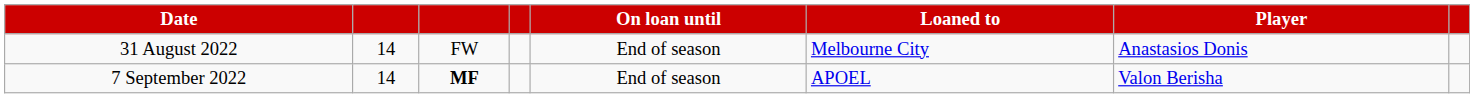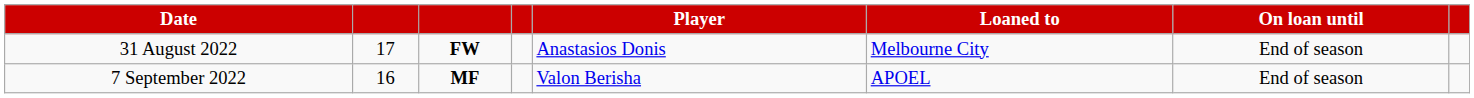columns swapped: (1281, 19) <-> (669, 19)
(386, 48) 14 -> (385, 48) 17
(464, 48) normal -> (465, 48) bold
(386, 78) 14 -> (385, 78) 16
